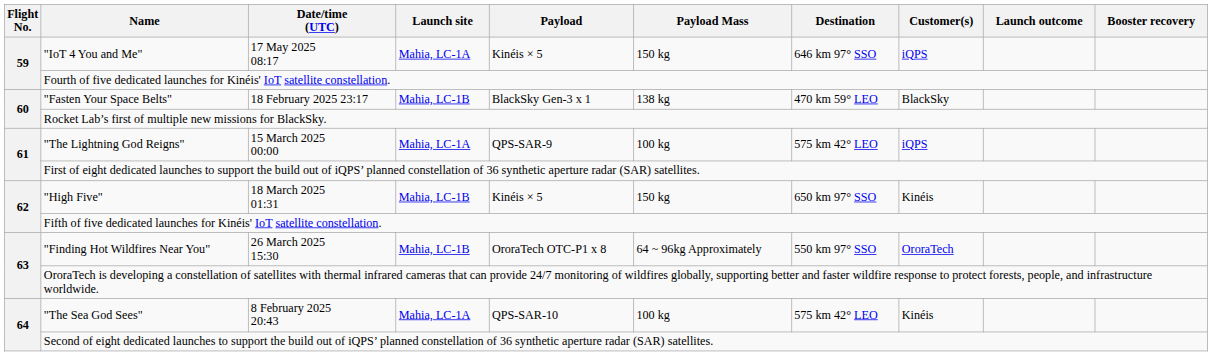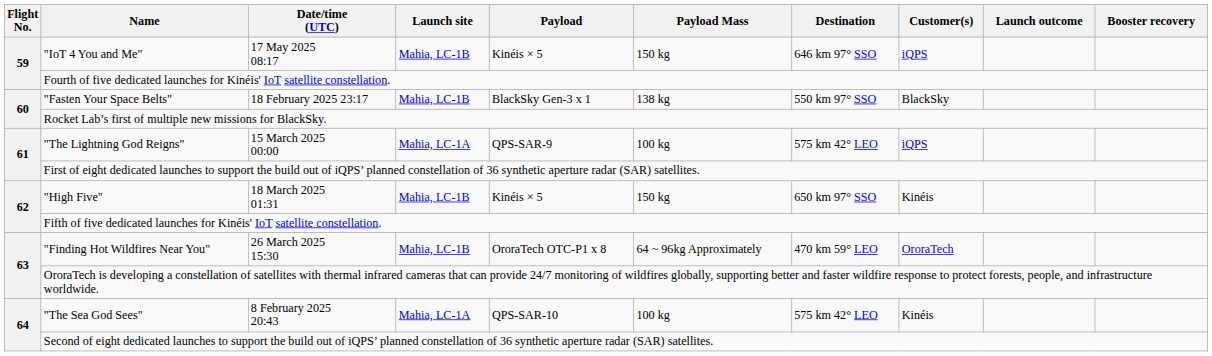(435, 53) Mahia, LC-1A -> (434, 53) Mahia, LC-1B
(836, 99) 470 km 59° LEO -> (835, 99) 550 km 97° SSO
(835, 249) 550 km 97° SSO -> (836, 249) 470 km 59° LEO
